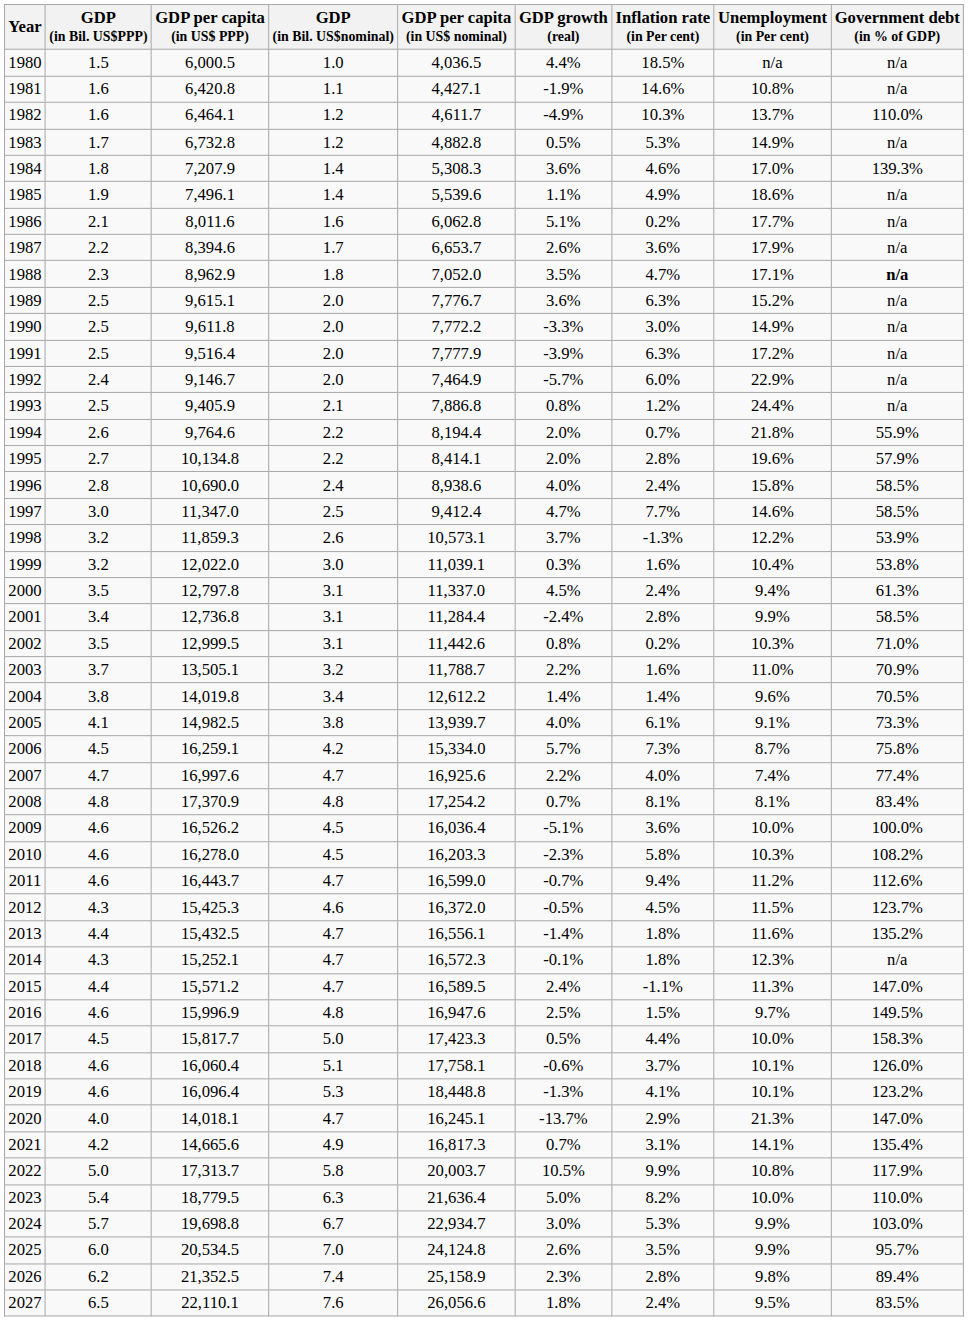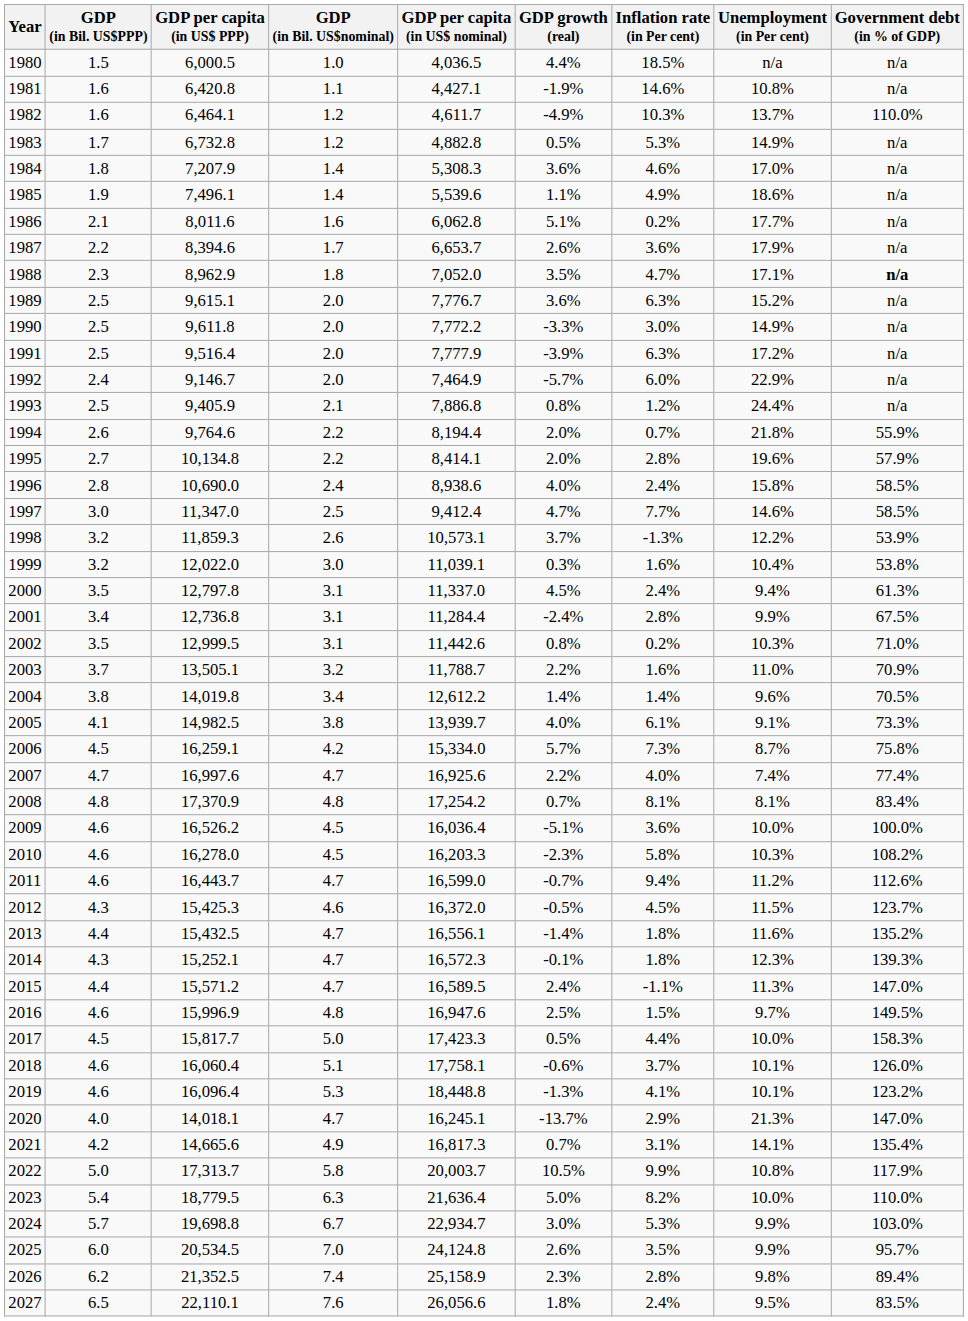(897, 168) 139.3% -> (897, 168) n/a
(897, 616) 58.5% -> (897, 616) 67.5%
(897, 960) n/a -> (897, 960) 139.3%
